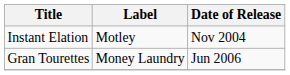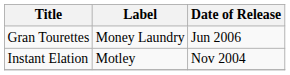rows swapped: (48, 37) <-> (48, 59)
